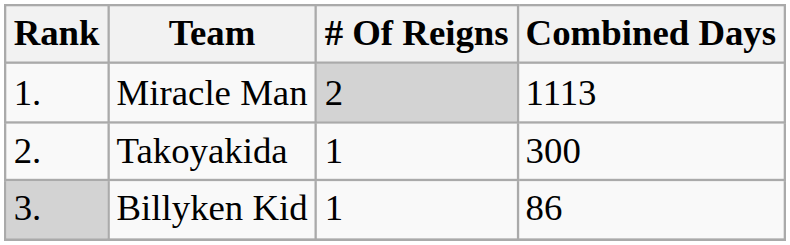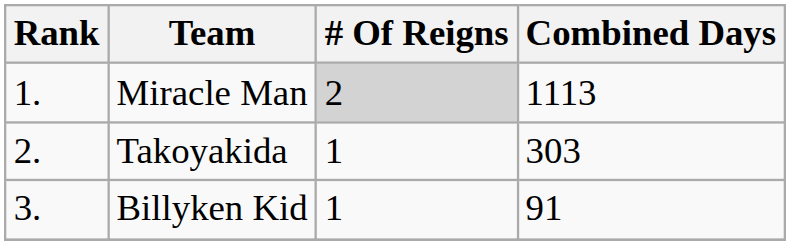(553, 150) 300 -> (553, 150) 303
(27, 208) lightgrey background -> (27, 208) no background
(544, 208) 86 -> (544, 208) 91
